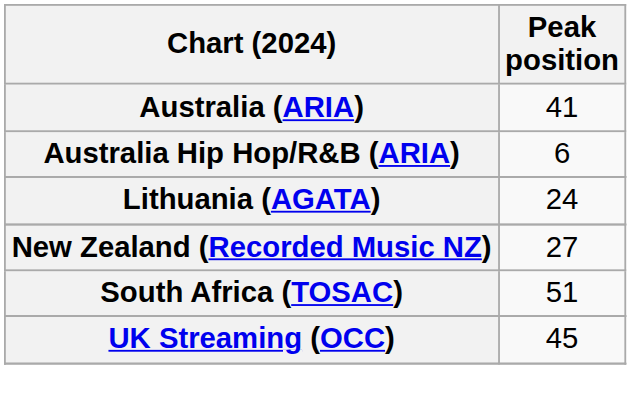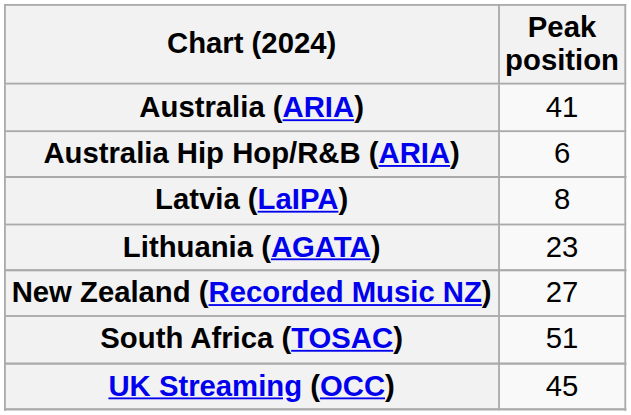+ row: (252, 199)
(562, 199) 24 -> (562, 246) 23
